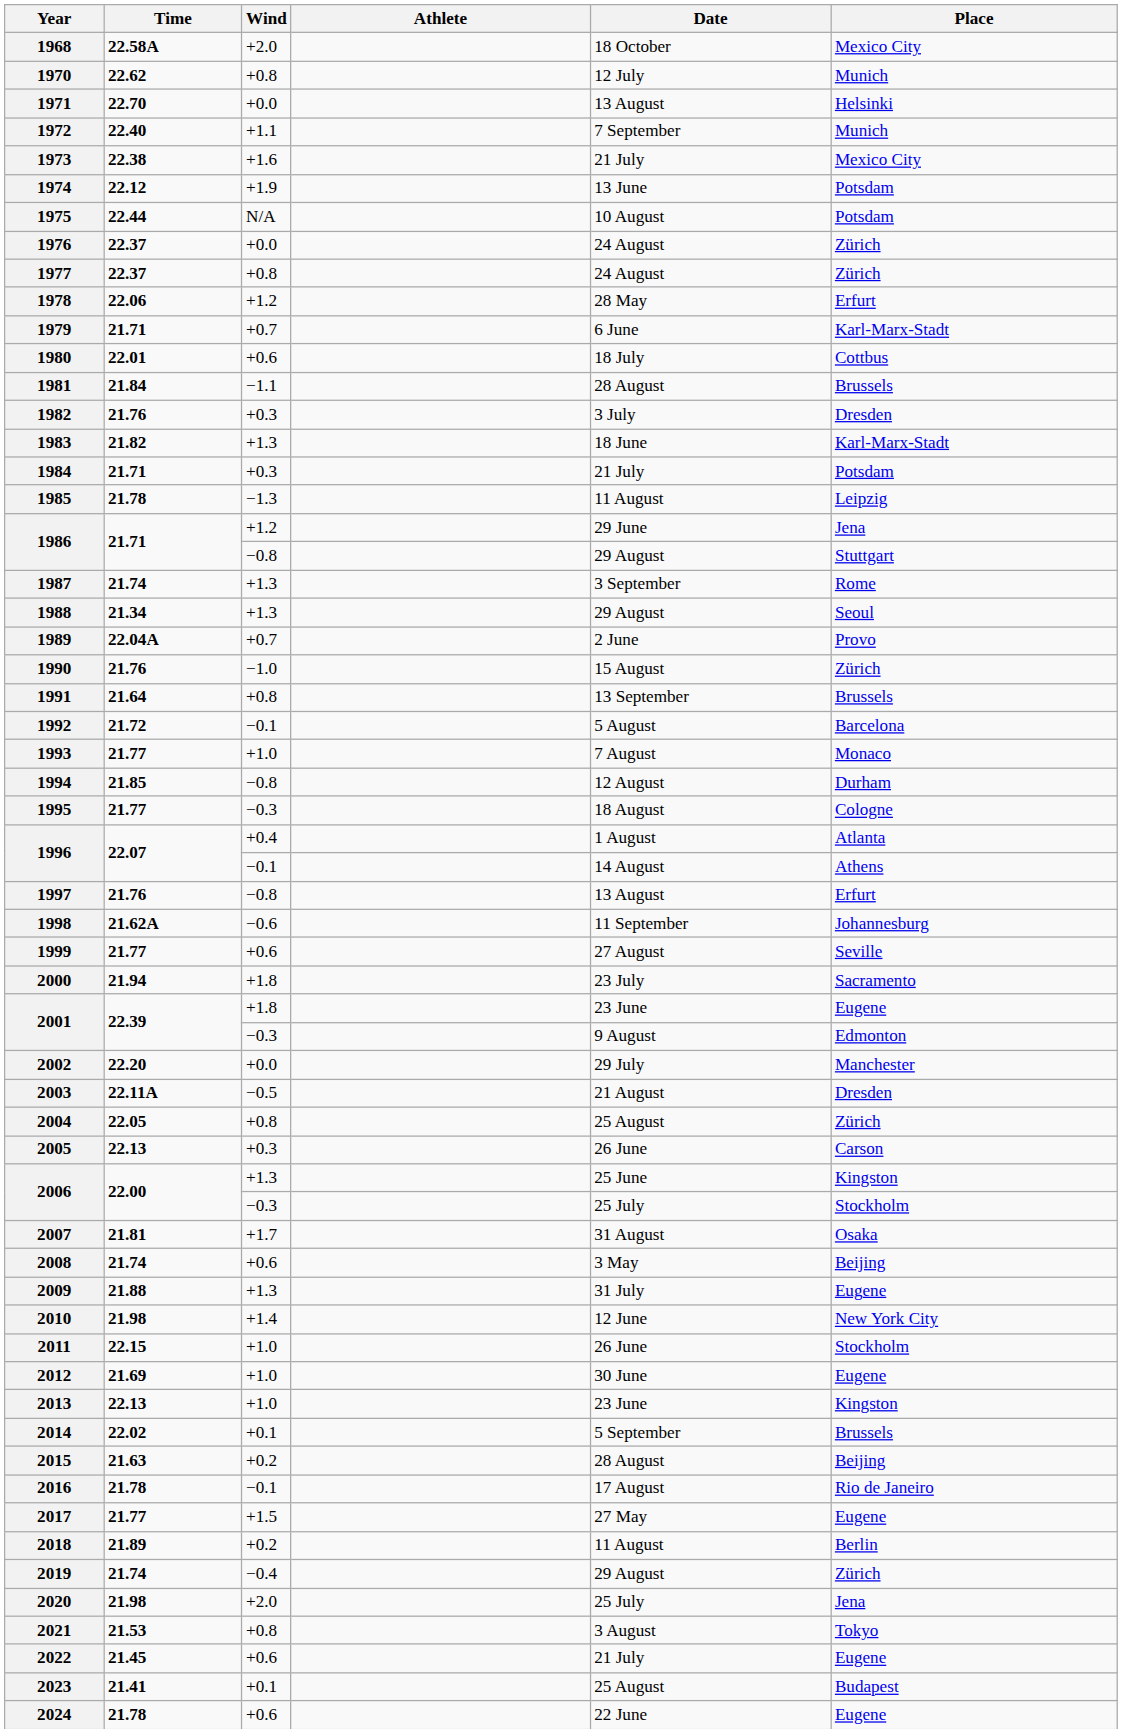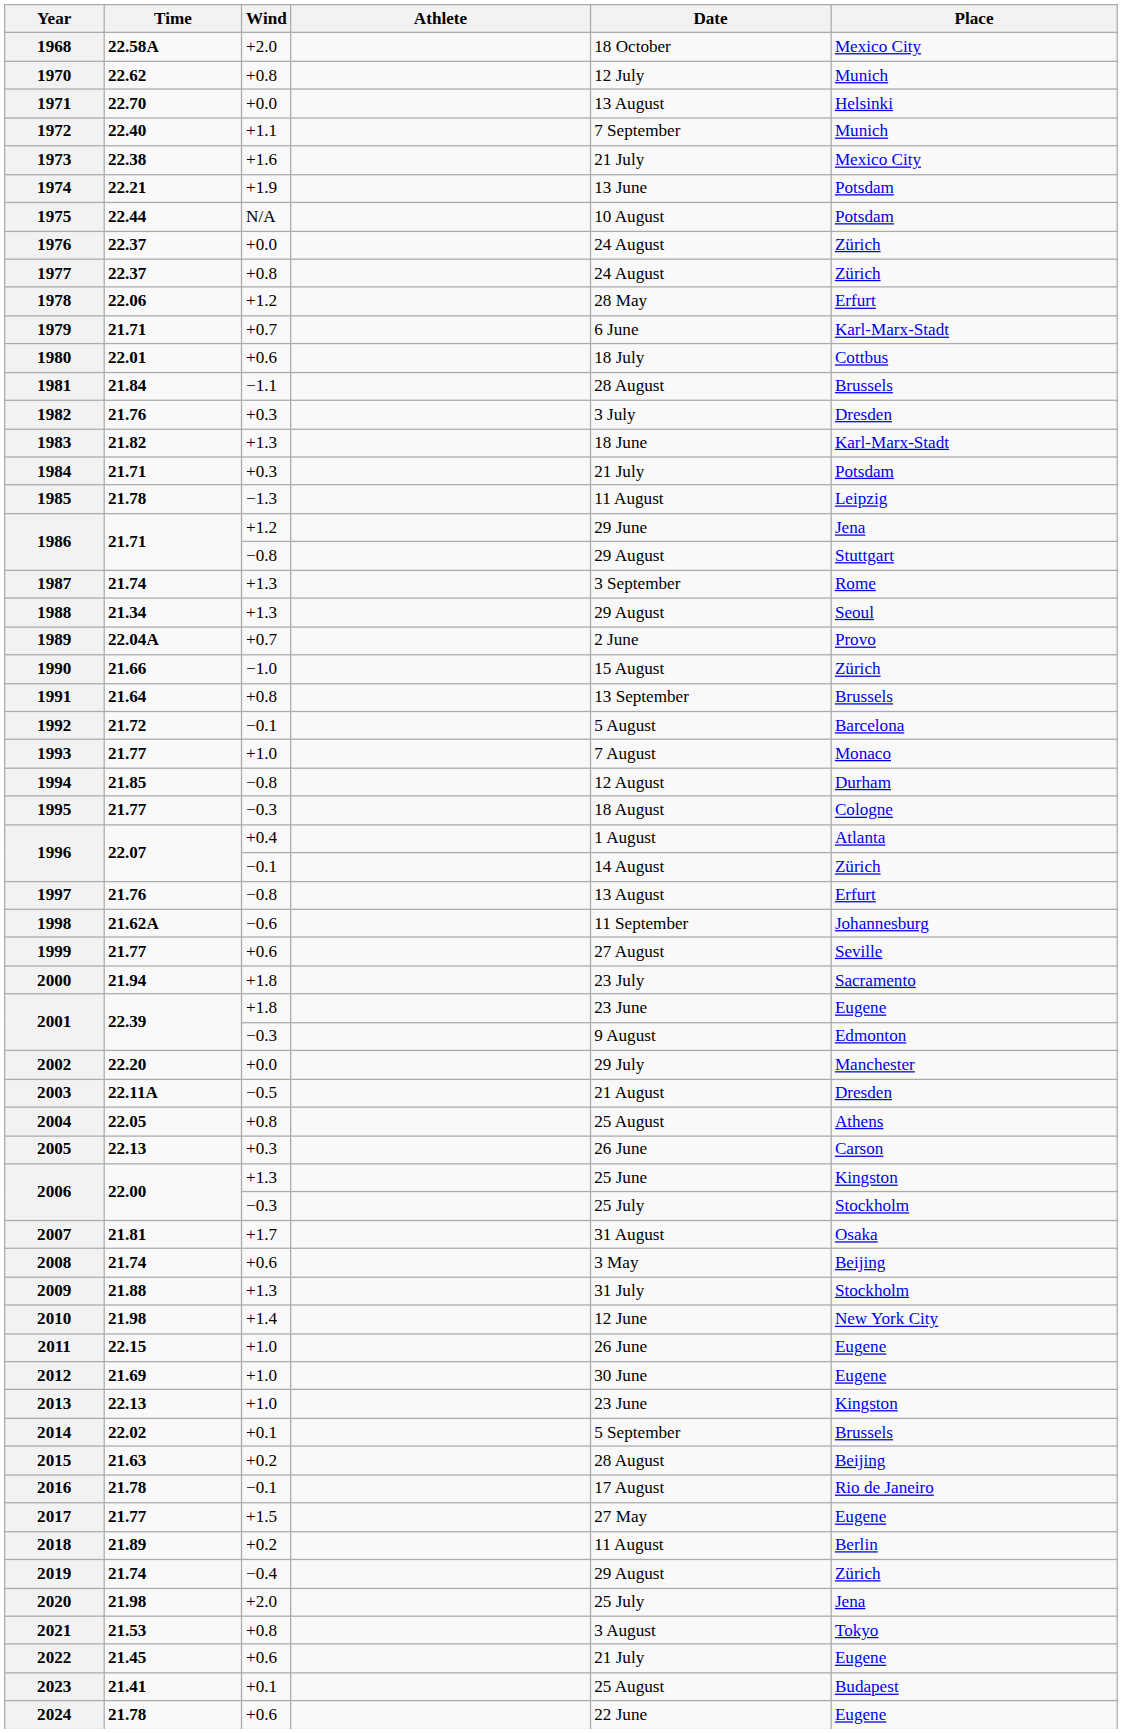(127, 187) 22.12 -> (127, 187) 22.21
(127, 668) 21.76 -> (127, 668) 21.66
(859, 866) Athens -> (858, 866) Zürich
(858, 1120) Zürich -> (859, 1120) Athens
(861, 1290) Eugene -> (872, 1290) Stockholm
(872, 1346) Stockholm -> (861, 1346) Eugene
